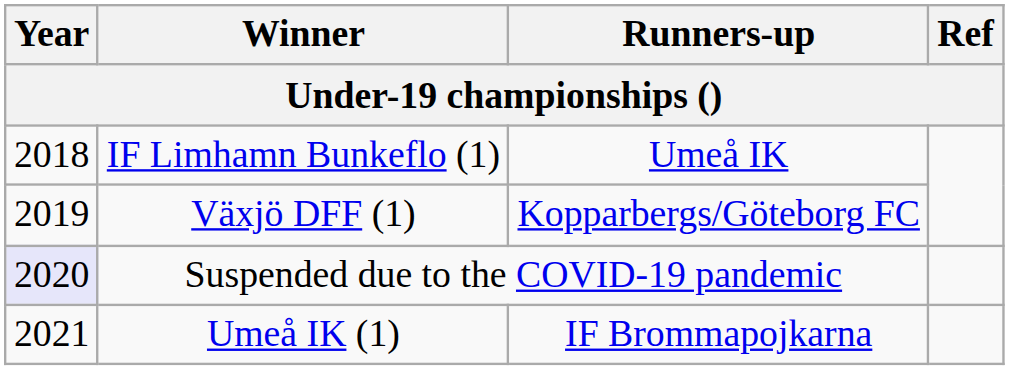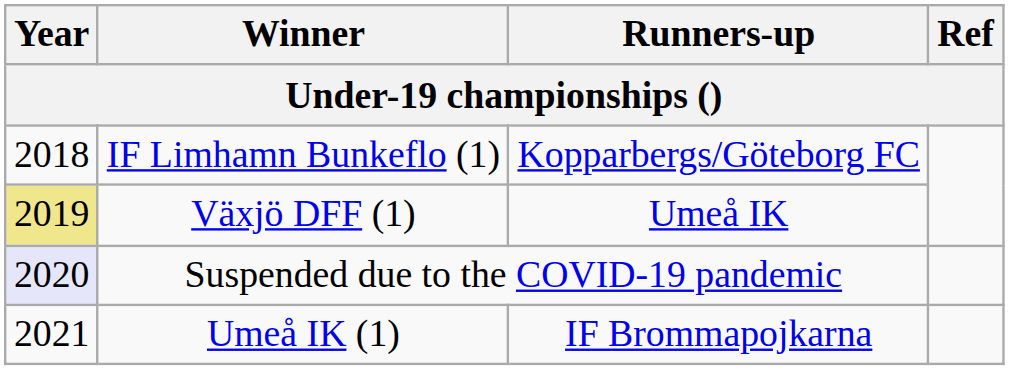(719, 154) Umeå IK -> (719, 154) Kopparbergs/Göteborg FC
(52, 214) no background -> (52, 214) khaki background
(719, 214) Kopparbergs/Göteborg FC -> (719, 214) Umeå IK
